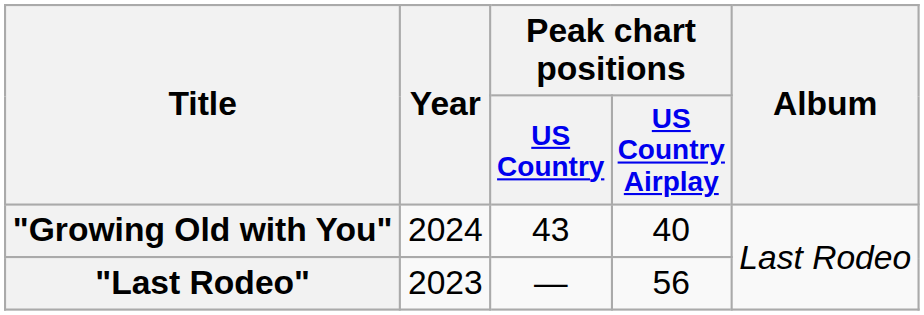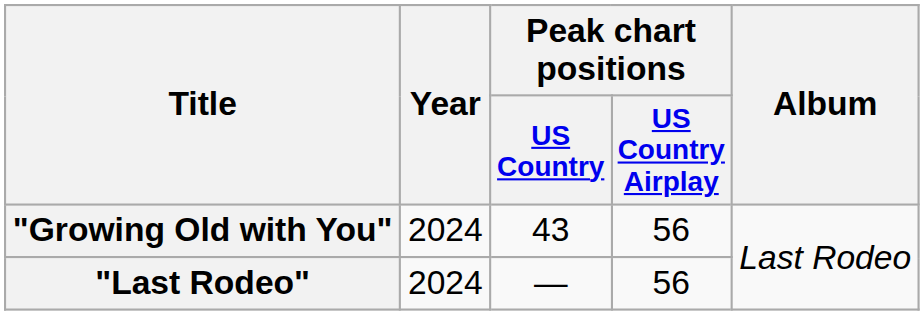(671, 229) 40 -> (671, 229) 56
(445, 283) 2023 -> (445, 283) 2024
